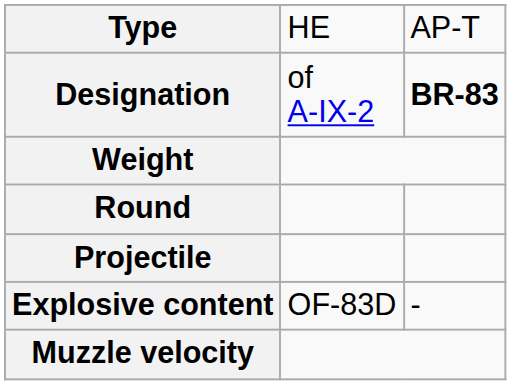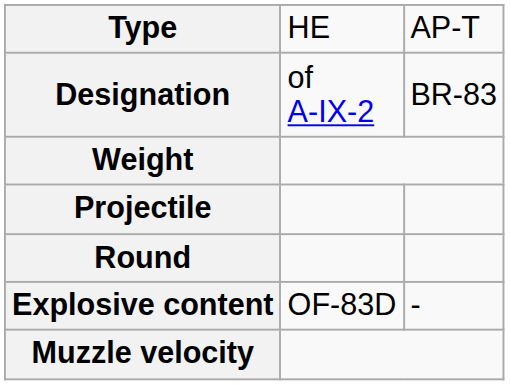(455, 94) bold -> (454, 94) normal
rows swapped: (143, 208) <-> (143, 256)
